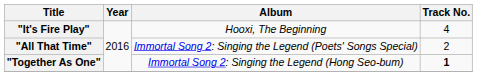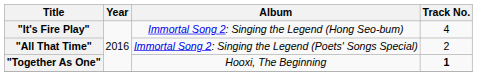(276, 29) Hooxi, The Beginning -> (276, 29) Immortal Song 2: Singing the Legend (Hong Seo-bum)
(276, 63) Immortal Song 2: Singing the Legend (Hong Seo-bum) -> (276, 63) Hooxi, The Beginning
